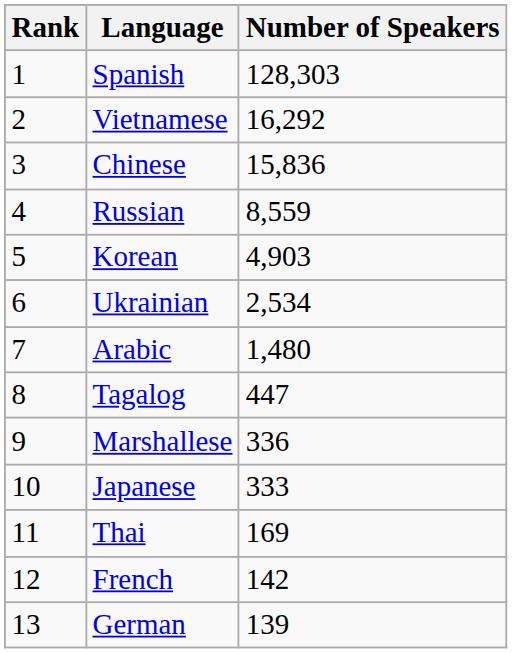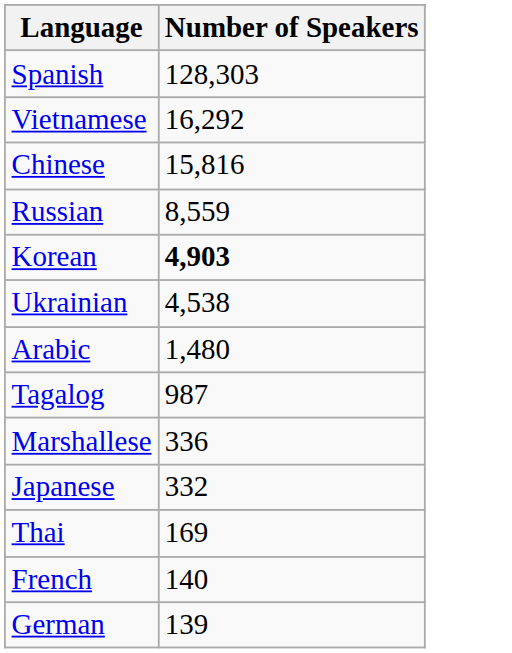- column: (45, 27)
(286, 165) 15,836 -> (205, 165) 15,816
(278, 257) normal -> (197, 257) bold
(278, 303) 2,534 -> (197, 303) 4,538
(268, 394) 447 -> (187, 394) 987
(268, 486) 333 -> (187, 486) 332
(268, 578) 142 -> (187, 578) 140
